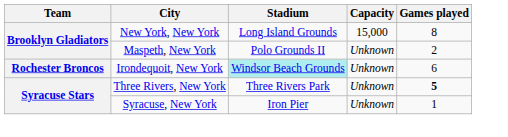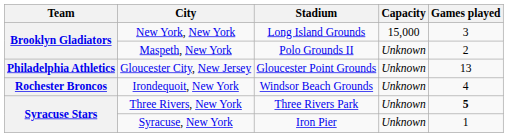(434, 31) 8 -> (466, 31) 3
+ row: (186, 68)
(288, 68) paleturquoise background -> (316, 86) no background
(434, 68) 6 -> (466, 86) 4
